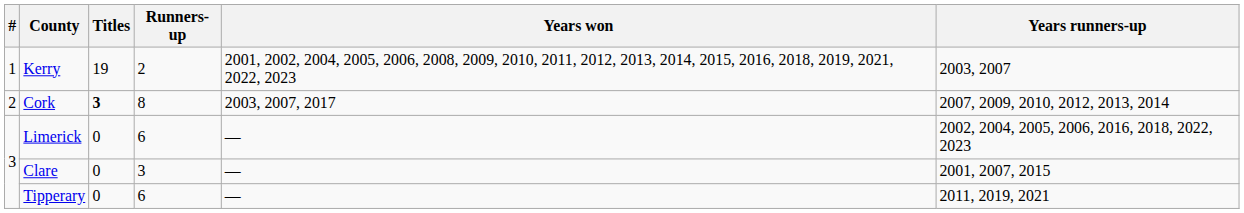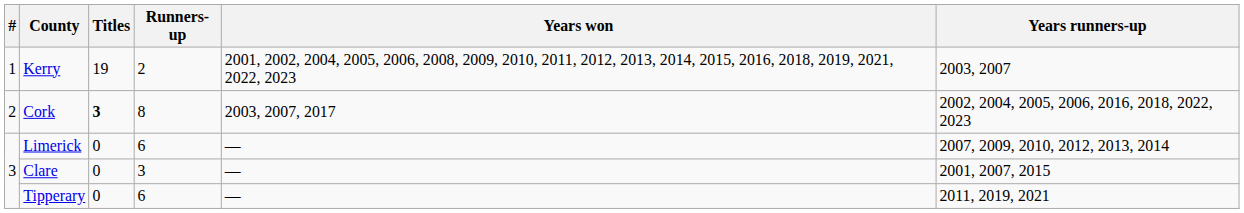(1054, 102) 2007, 2009, 2010, 2012, 2013, 2014 -> (1076, 111) 2002, 2004, 2005, 2006, 2016, 2018, 2022, 2023
(1076, 136) 2002, 2004, 2005, 2006, 2016, 2018, 2022, 2023 -> (1054, 145) 2007, 2009, 2010, 2012, 2013, 2014
